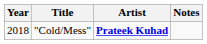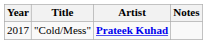(18, 30) 2018 -> (18, 30) 2017
